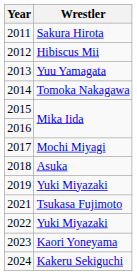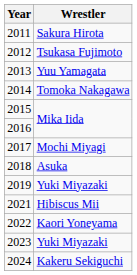(68, 52) Hibiscus Mii -> (79, 52) Tsukasa Fujimoto
(79, 204) Tsukasa Fujimoto -> (68, 204) Hibiscus Mii
(72, 223) Yuki Miyazaki -> (77, 223) Kaori Yoneyama
(77, 242) Kaori Yoneyama -> (72, 242) Yuki Miyazaki
